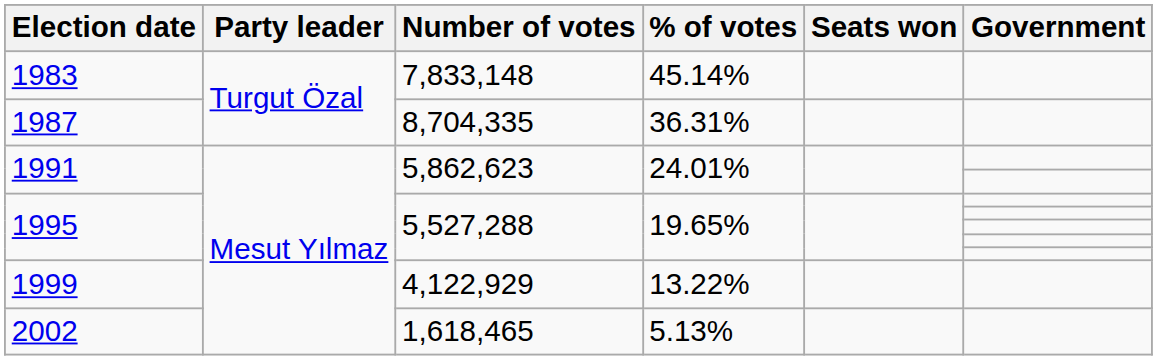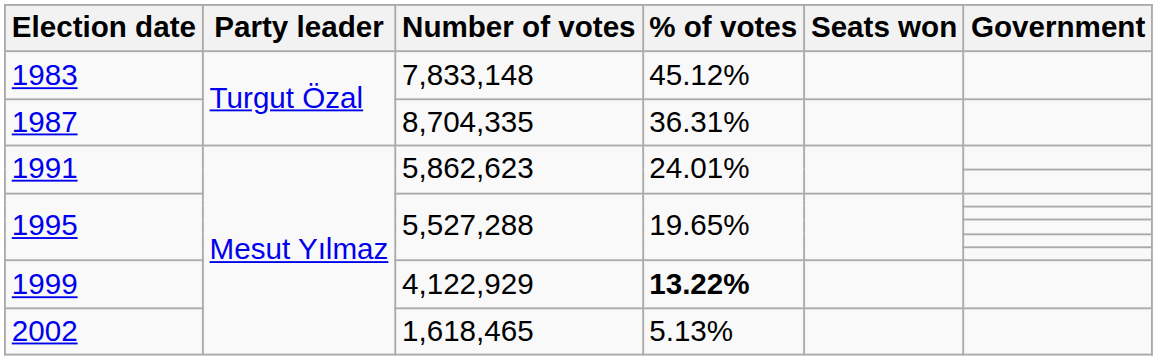(699, 74) 45.14% -> (699, 74) 45.12%
(699, 283) normal -> (699, 283) bold
